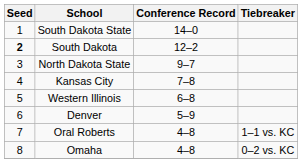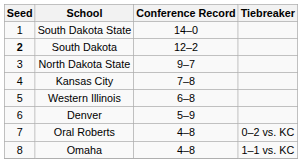(268, 133) 1–1 vs. KC -> (268, 133) 0–2 vs. KC
(268, 150) 0–2 vs. KC -> (268, 150) 1–1 vs. KC
